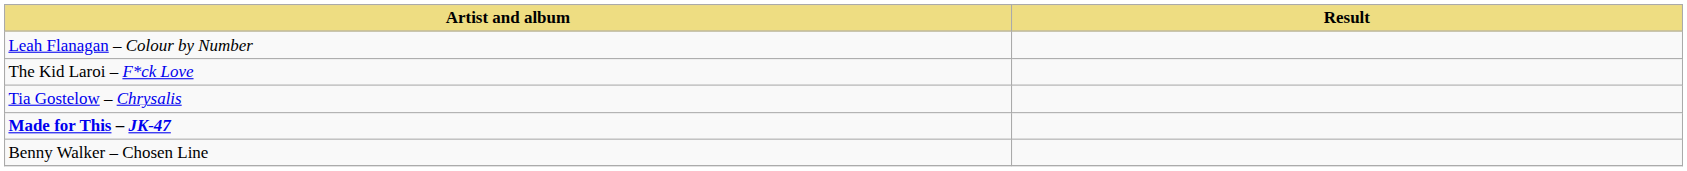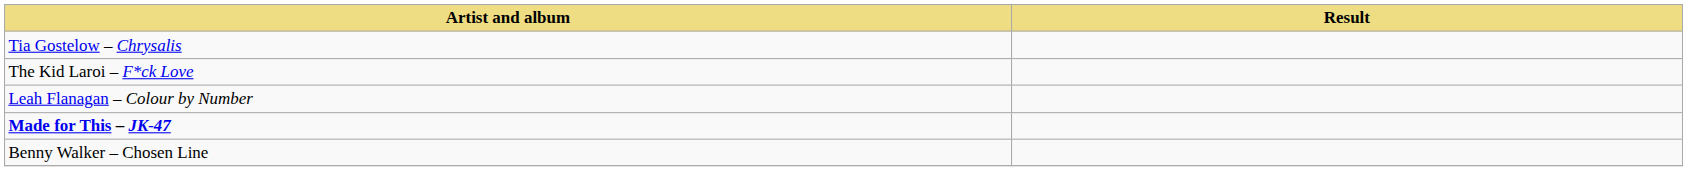rows swapped: (95, 98) <-> (131, 44)
